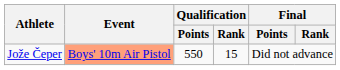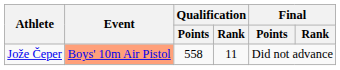(194, 54) 550 -> (194, 54) 558
(231, 54) 15 -> (231, 54) 11
